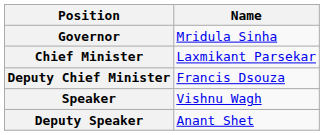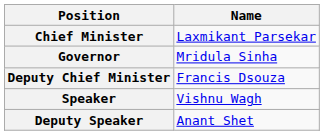rows swapped: (89, 36) <-> (89, 57)
